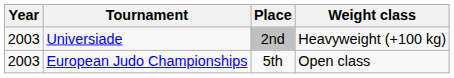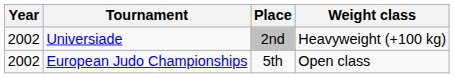(24, 38) 2003 -> (24, 38) 2002
(24, 61) 2003 -> (24, 61) 2002
